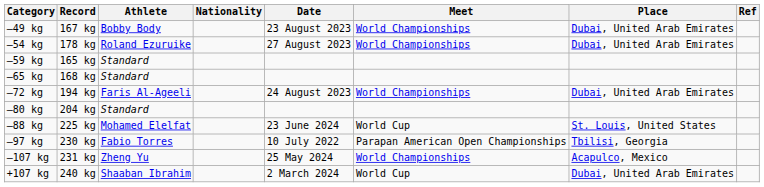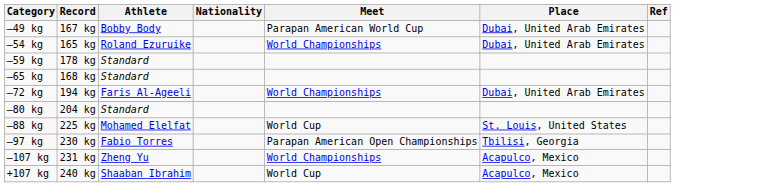- column: (309, 13)
(413, 29) World Championships -> (345, 29) Parapan American World Cup
(78, 45) 178 kg -> (78, 45) 165 kg
(78, 61) 165 kg -> (78, 61) 178 kg
(653, 174) Dubai, United Arab Emirates -> (530, 174) Acapulco, Mexico
